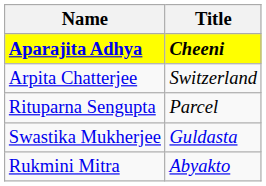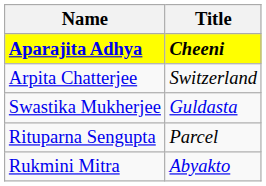rows swapped: (82, 107) <-> (85, 136)
